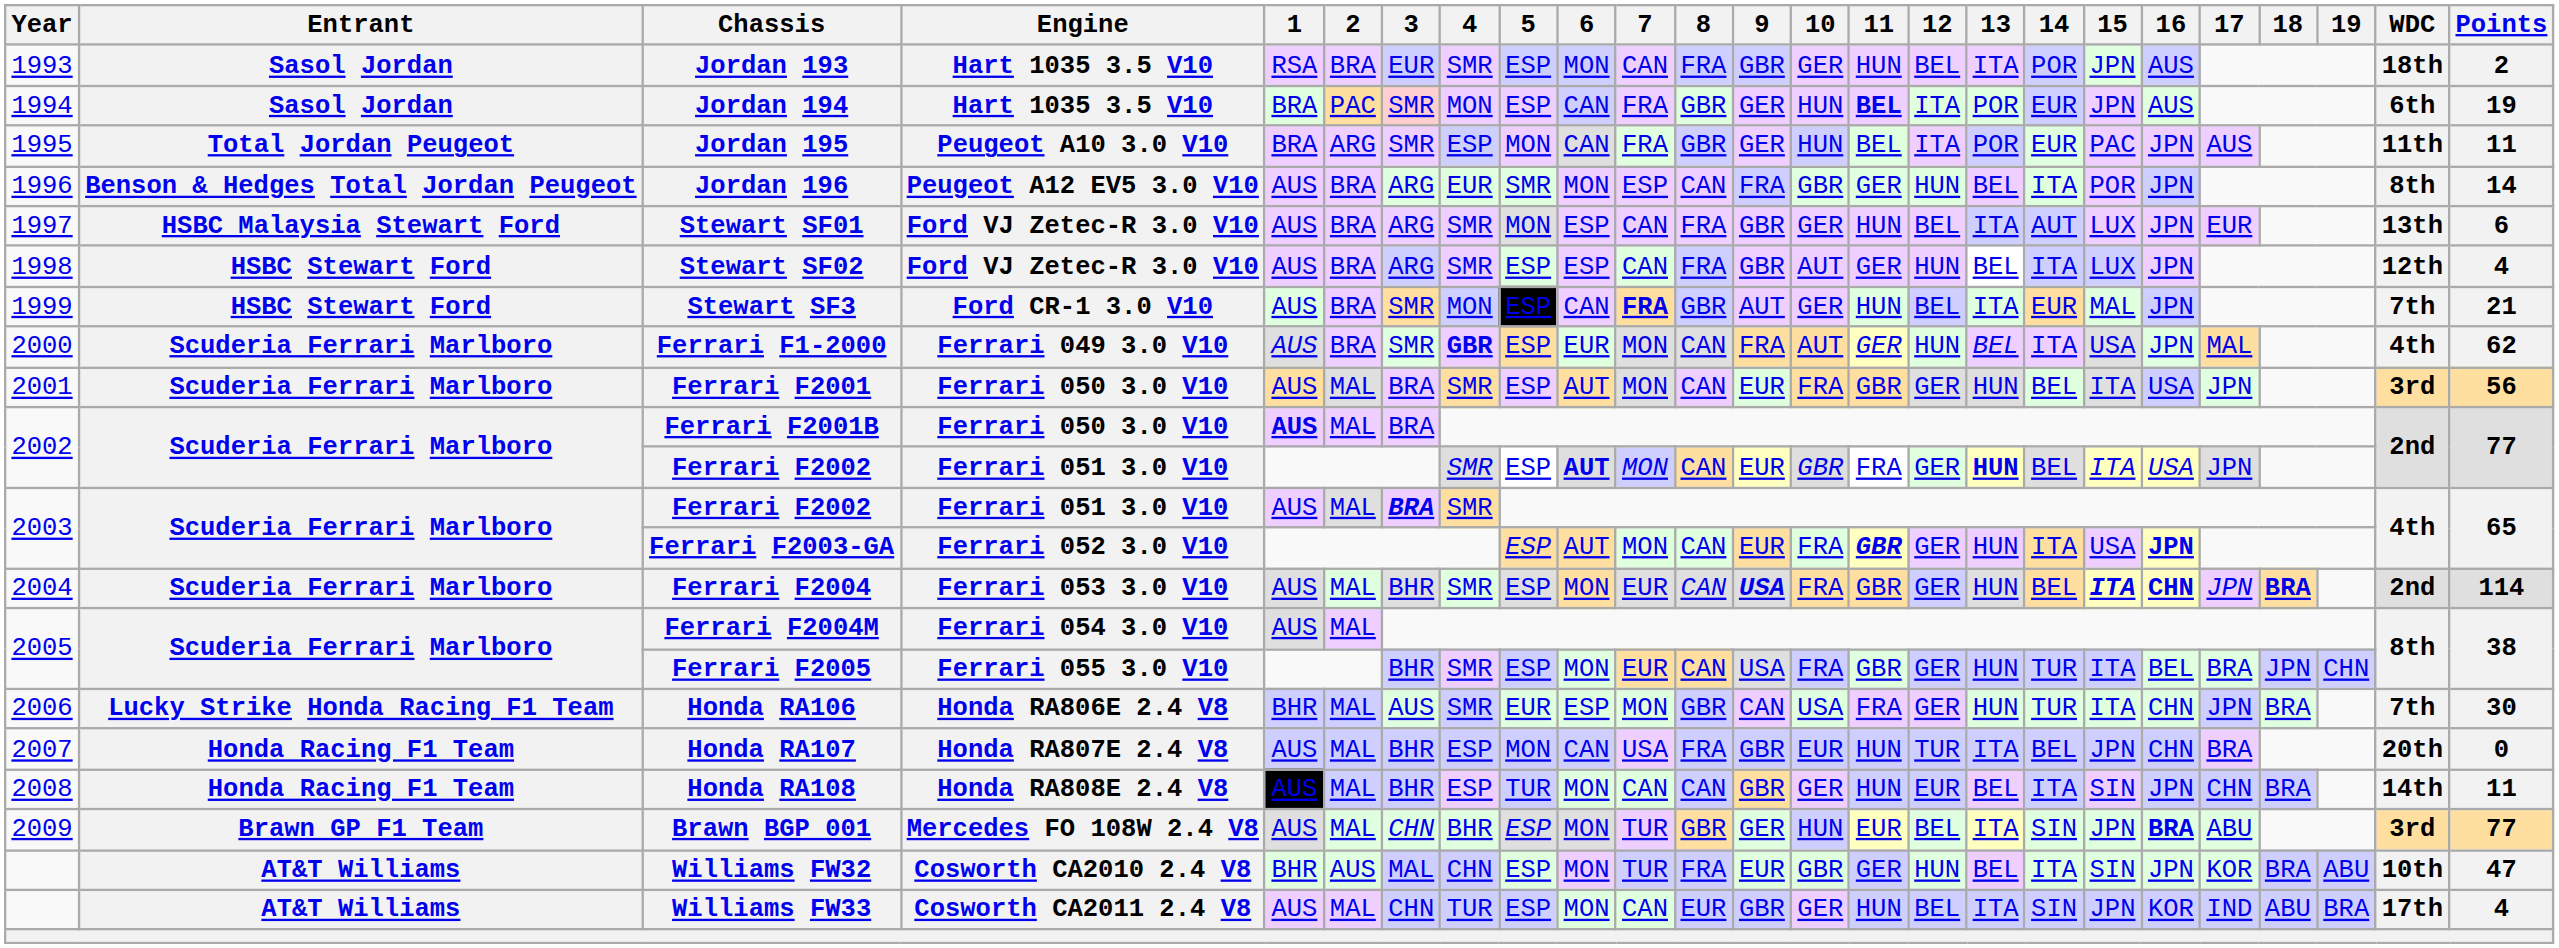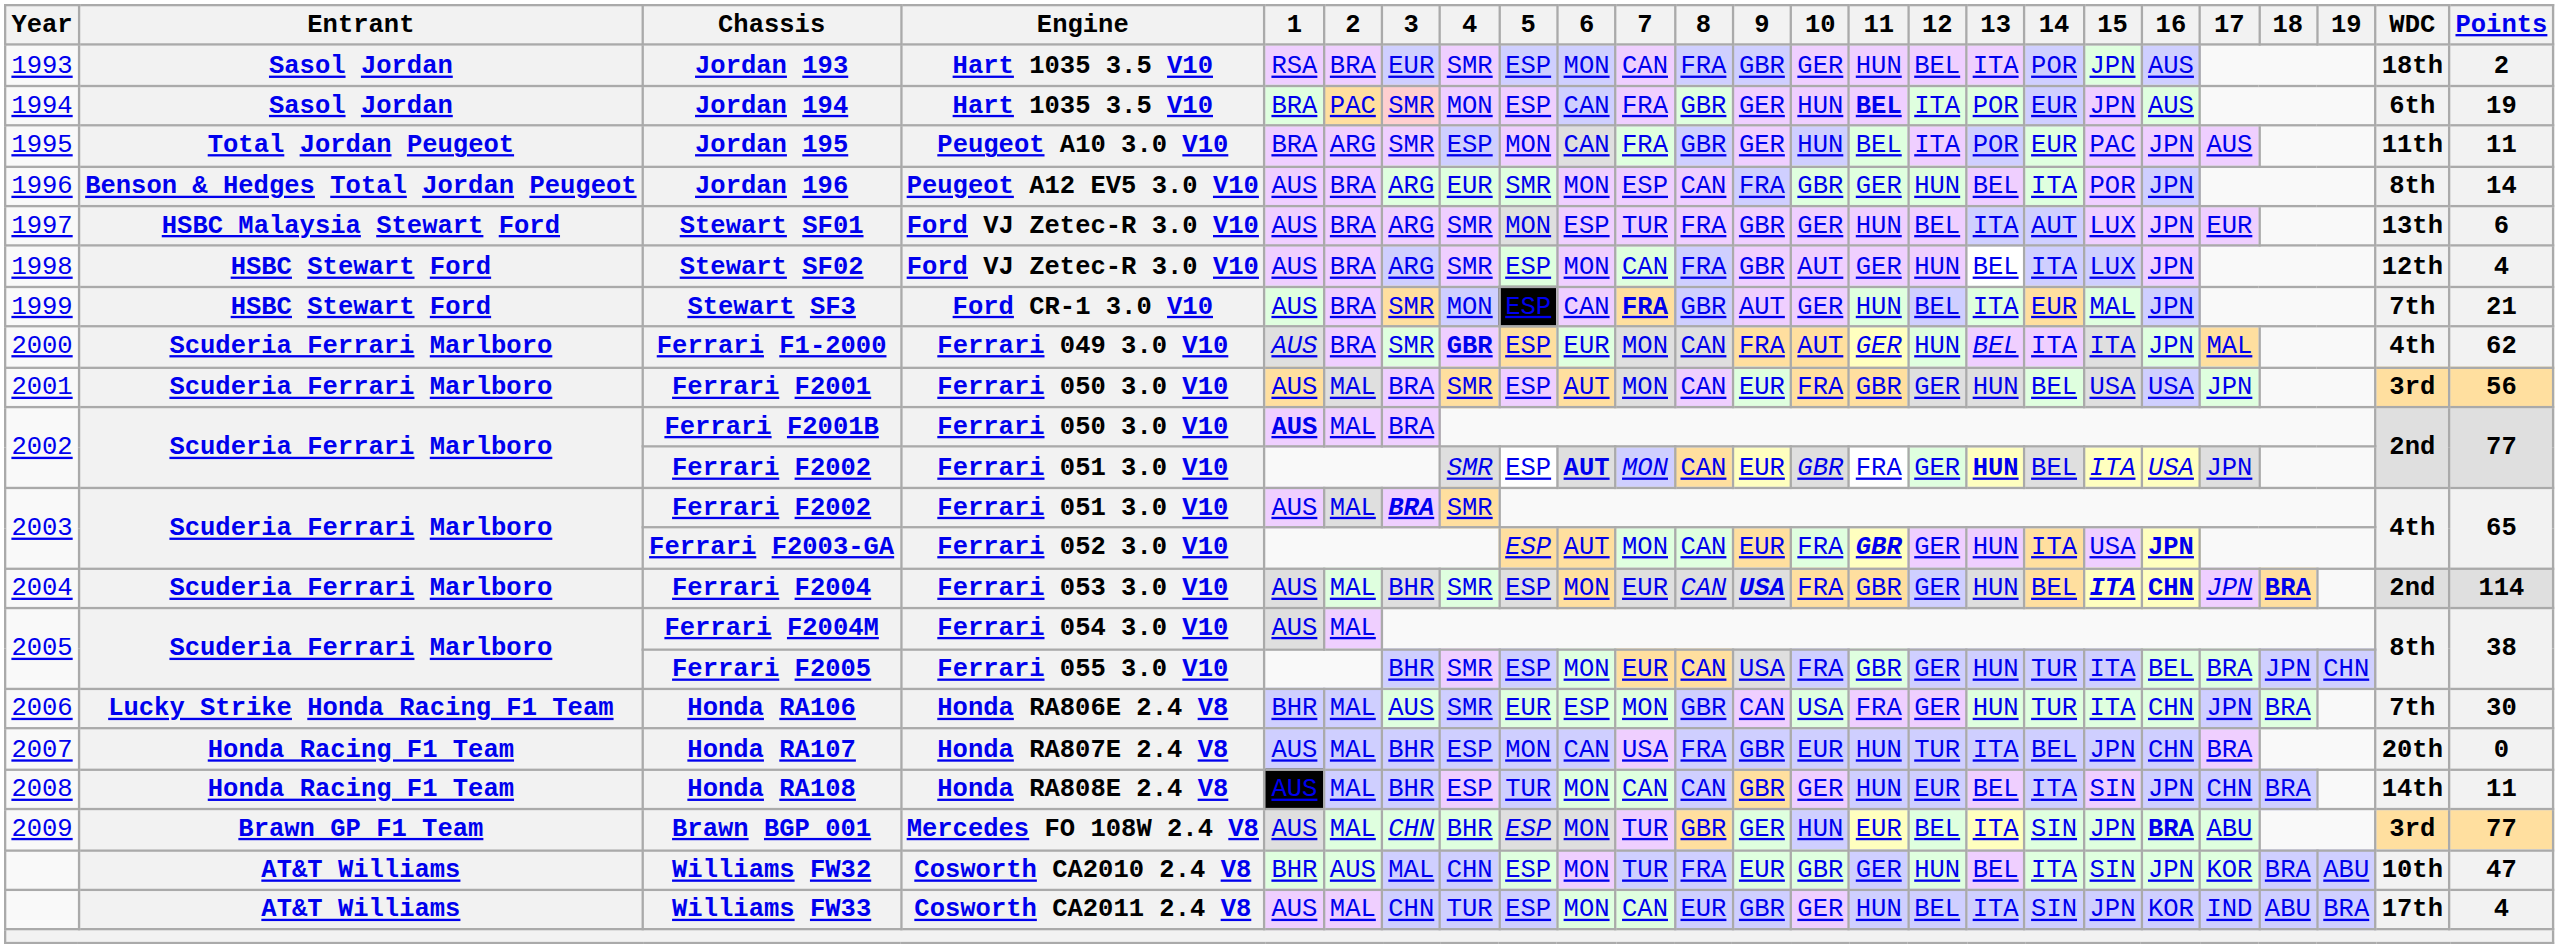(1645, 226) CAN -> (1645, 226) TUR
(1587, 267) ESP -> (1587, 267) MON
(2113, 347) USA -> (2113, 347) ITA
(2113, 387) ITA -> (2113, 387) USA
